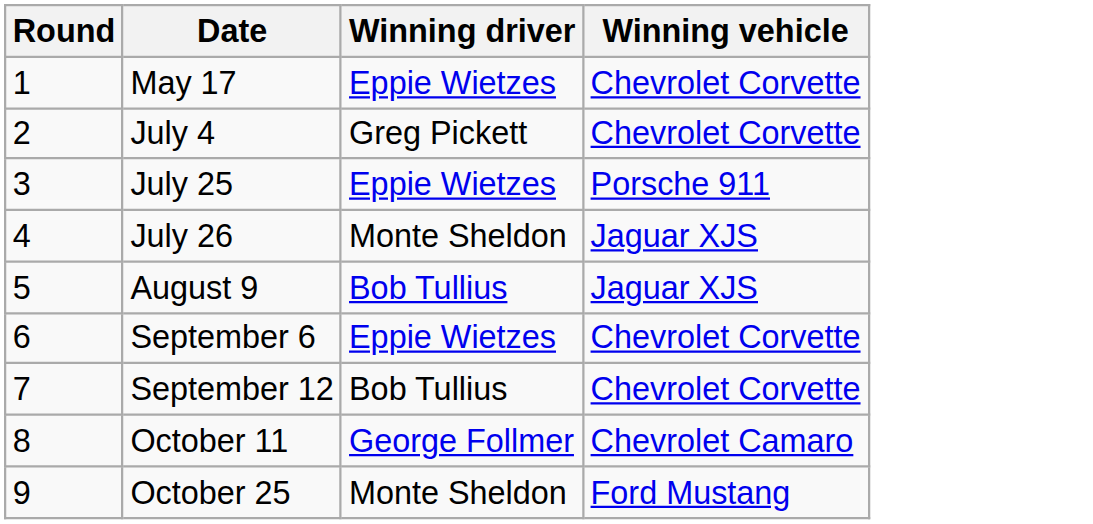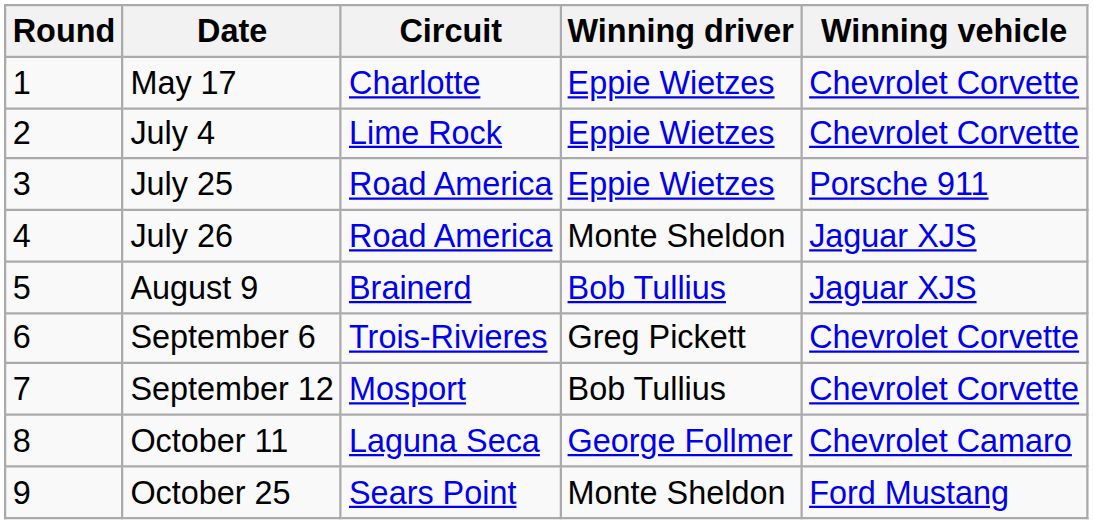+ column: (451, 31)
(438, 133) Greg Pickett -> (671, 133) Eppie Wietzes
(453, 338) Eppie Wietzes -> (657, 338) Greg Pickett
